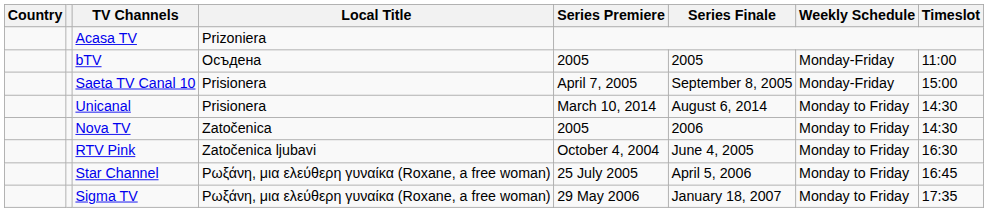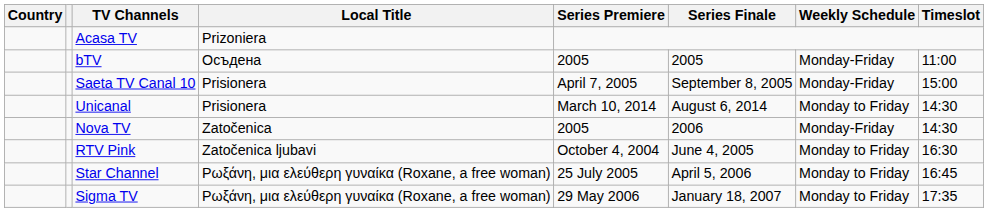(854, 128) Monday to Friday -> (847, 128) Monday-Friday
